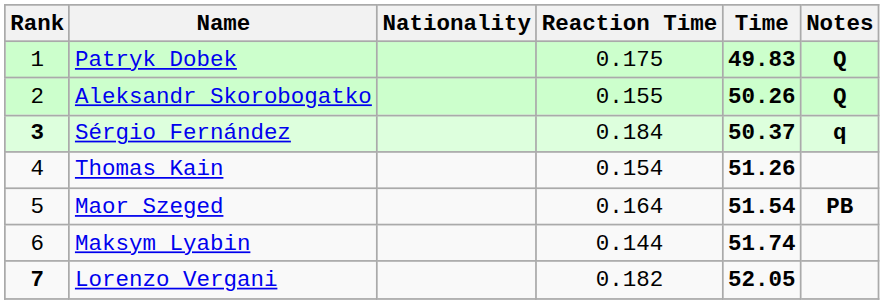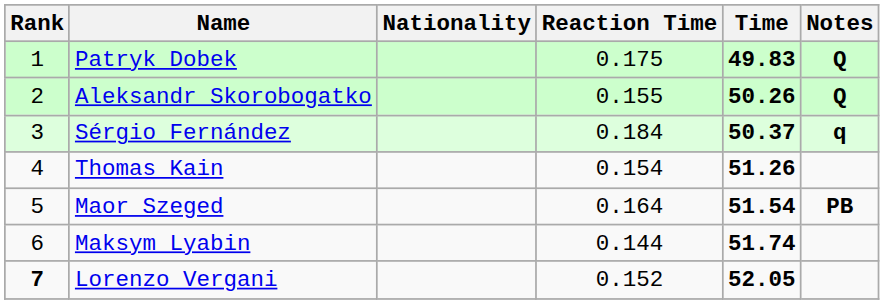(37, 133) bold -> (37, 133) normal
(629, 280) 0.182 -> (629, 280) 0.152
